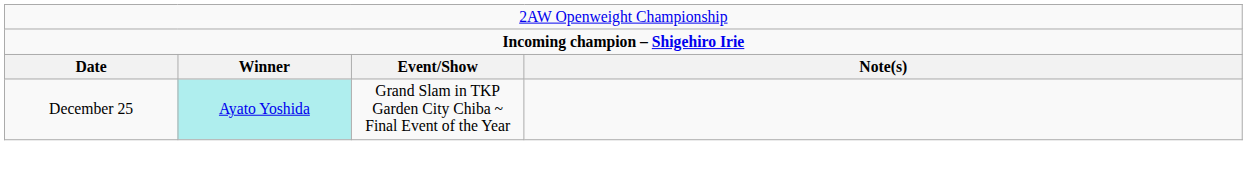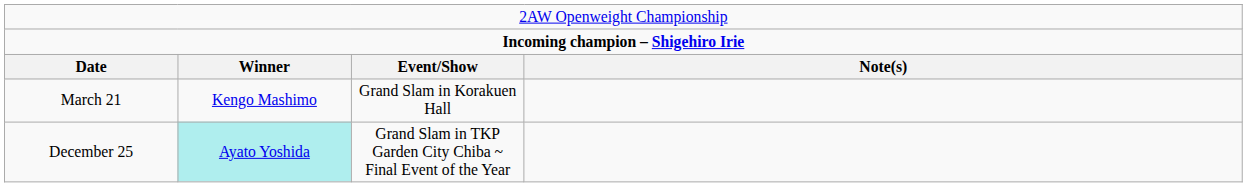+ row: (91, 100)
